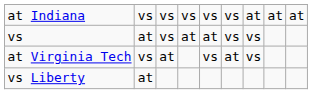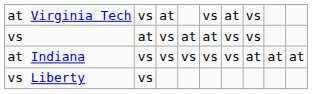rows swapped: (46, 15) <-> (70, 57)
(145, 78) at -> (145, 78) vs
